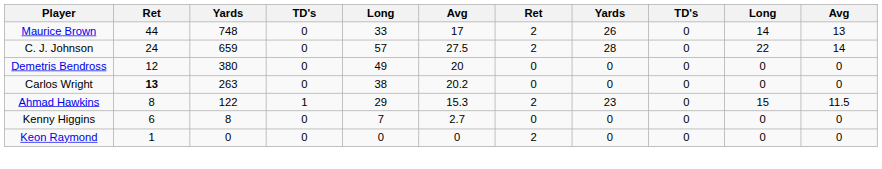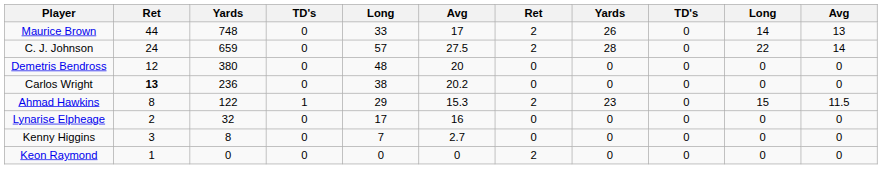(381, 66) 49 -> (381, 66) 48
(228, 84) 263 -> (228, 84) 236
+ row: (59, 119)
(152, 119) 6 -> (152, 137) 3
